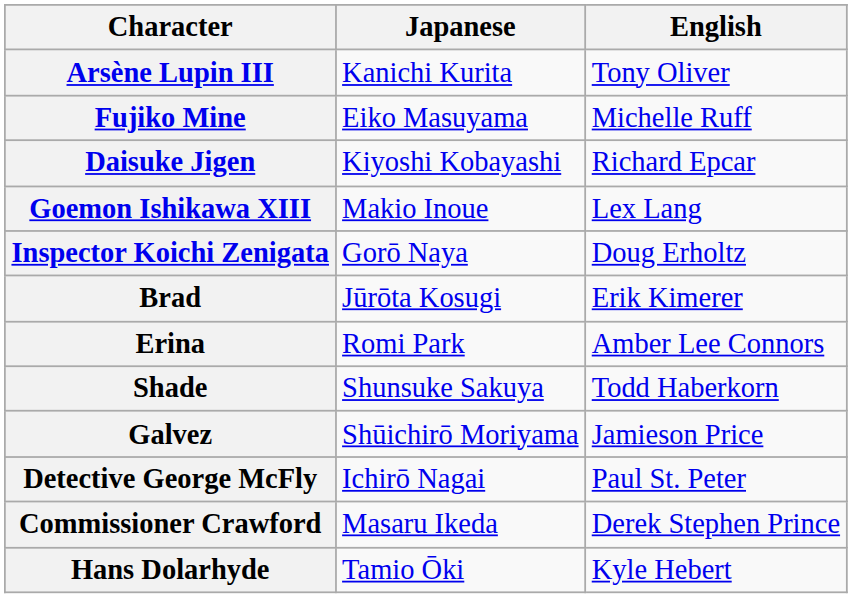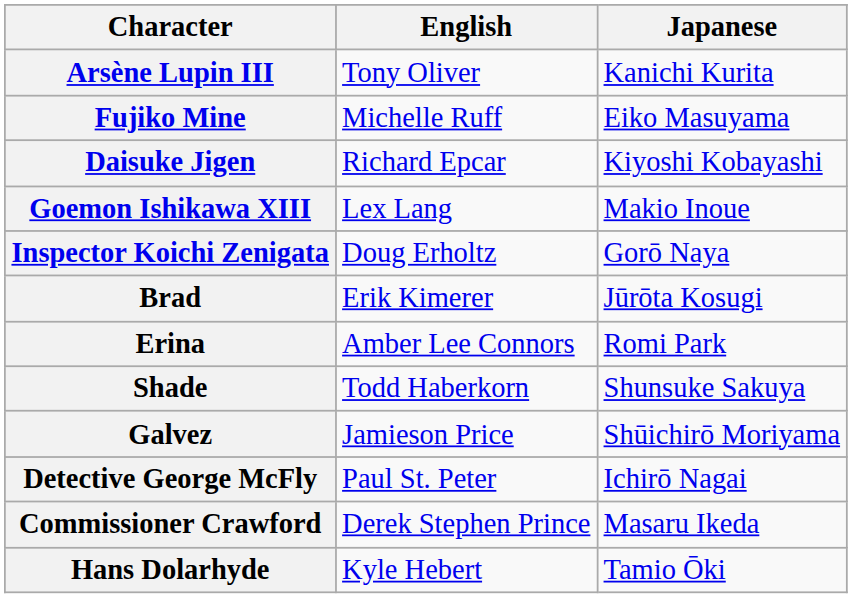columns swapped: (460, 27) <-> (716, 27)
